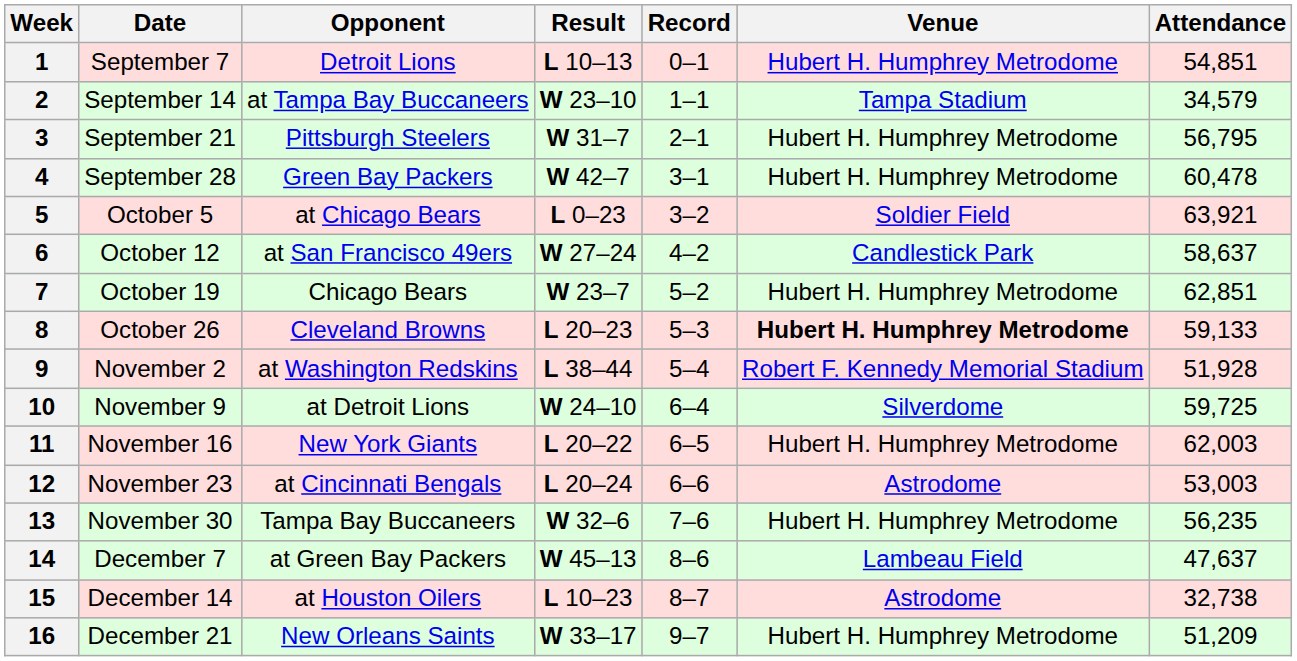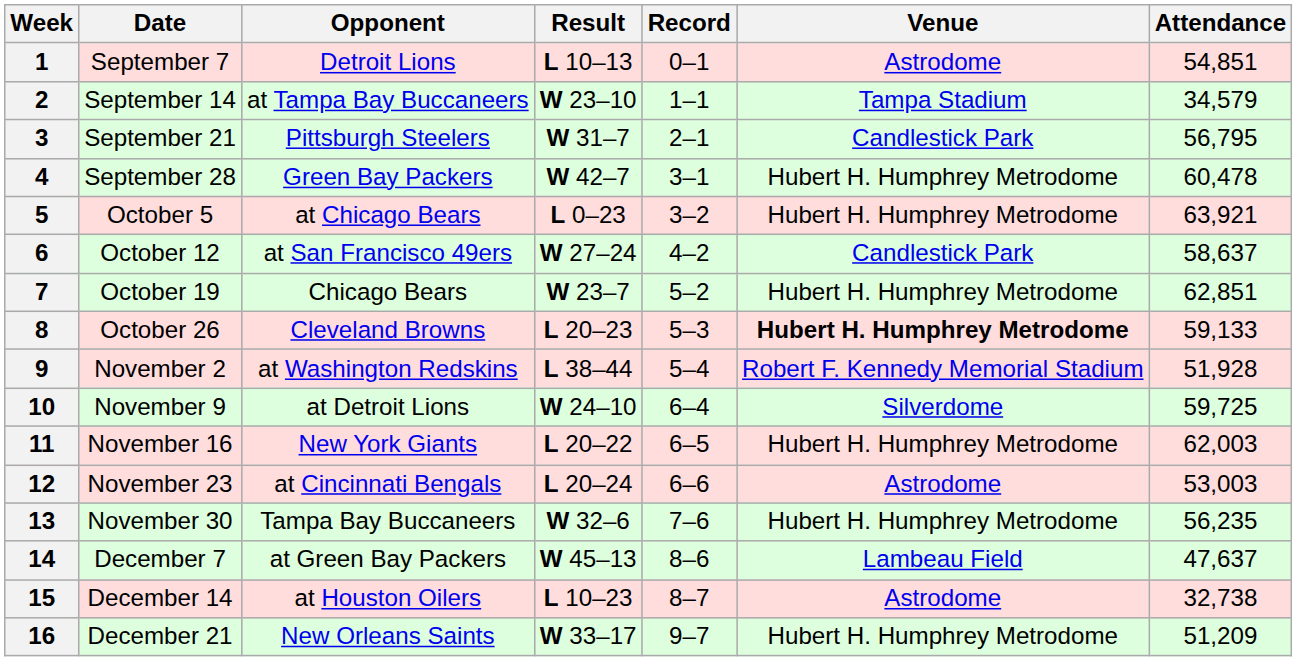(943, 61) Hubert H. Humphrey Metrodome -> (943, 61) Astrodome
(943, 138) Hubert H. Humphrey Metrodome -> (943, 138) Candlestick Park
(943, 215) Soldier Field -> (943, 215) Hubert H. Humphrey Metrodome
